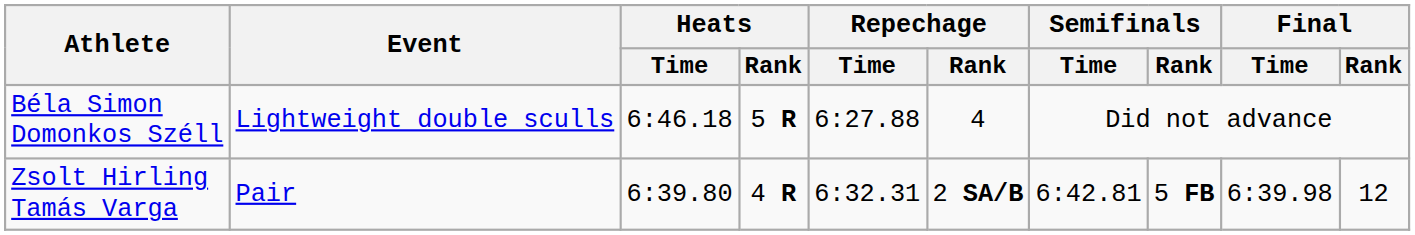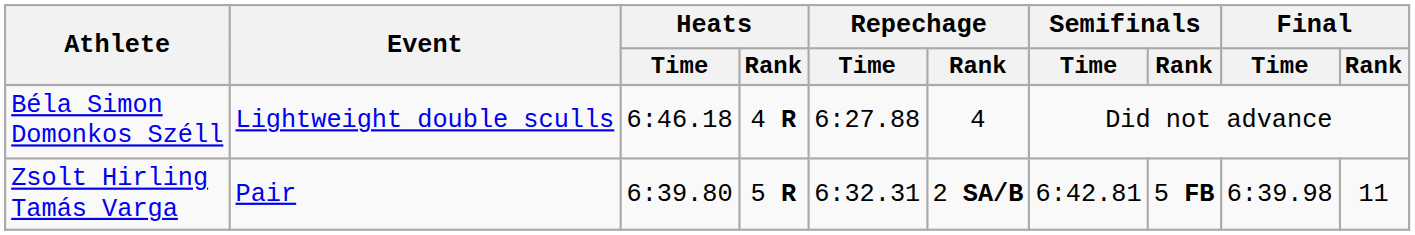(773, 121) 5 R -> (773, 121) 4 R
(773, 194) 4 R -> (773, 194) 5 R
(1374, 194) 12 -> (1374, 194) 11
